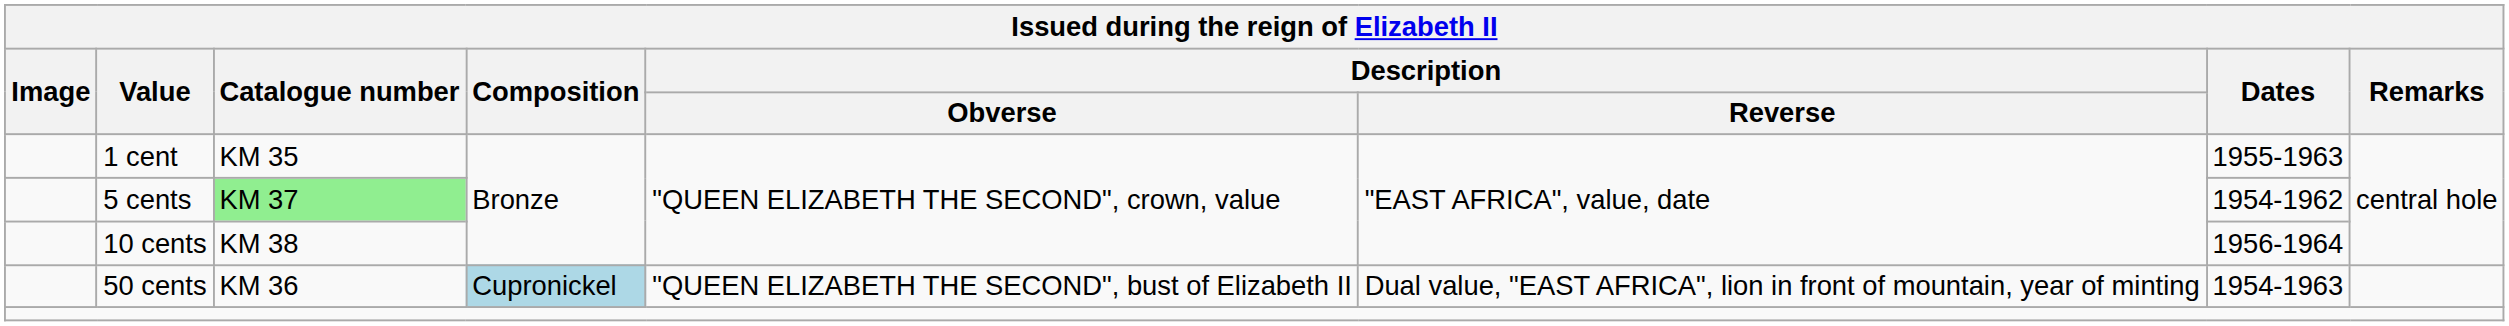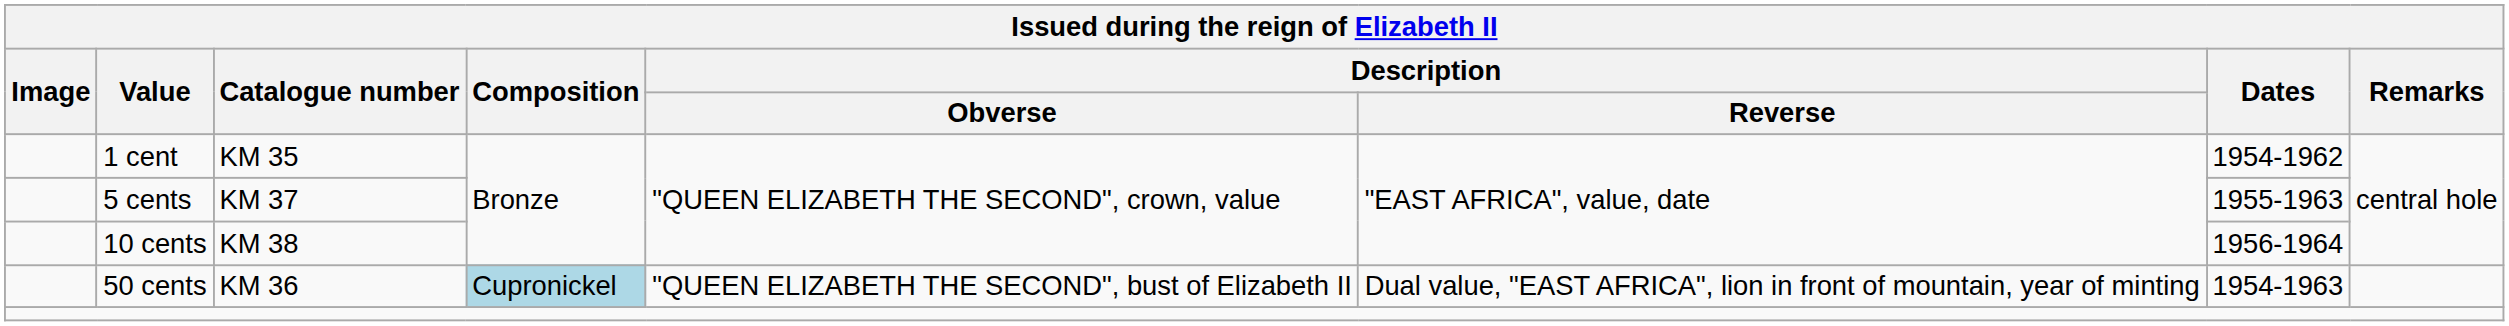(2278, 157) 1955-1963 -> (2278, 157) 1954-1962
(259, 200) lightgreen background -> (259, 200) no background
(2278, 200) 1954-1962 -> (2278, 200) 1955-1963
